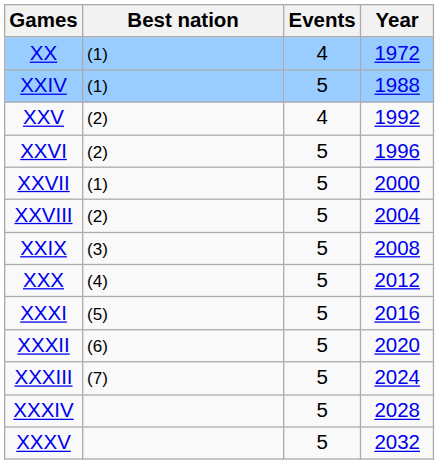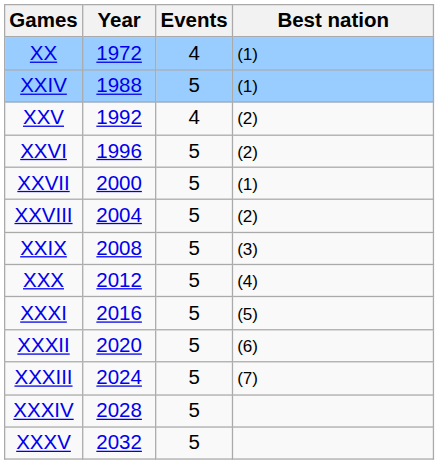columns swapped: (397, 20) <-> (183, 20)
